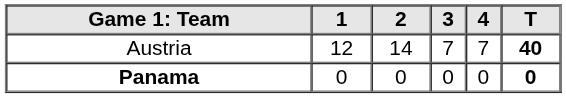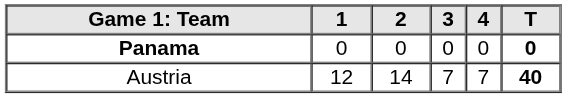rows swapped: (159, 77) <-> (159, 48)
